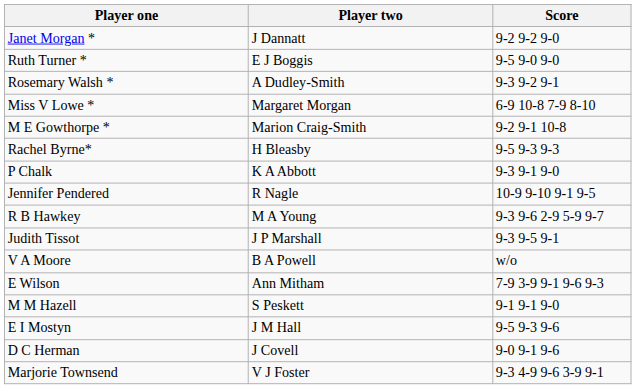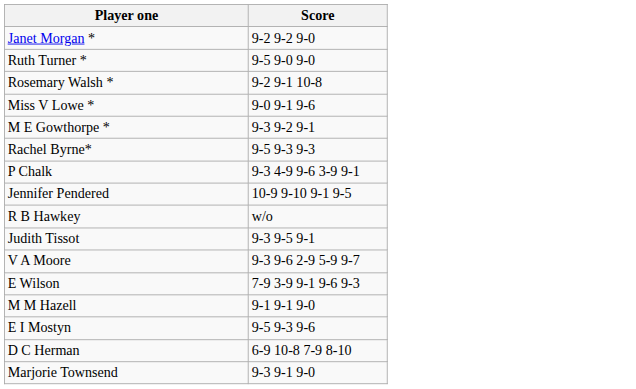- column: (371, 15)
(528, 82) 9-3 9-2 9-1 -> (287, 82) 9-2 9-1 10-8
(546, 104) 6-9 10-8 7-9 8-10 -> (283, 104) 9-0 9-1 9-6
(531, 127) 9-2 9-1 10-8 -> (283, 127) 9-3 9-2 9-1
(528, 171) 9-3 9-1 9-0 -> (306, 171) 9-3 4-9 9-6 3-9 9-1
(550, 216) 9-3 9-6 2-9 5-9 9-7 -> (262, 216) w/o
(506, 261) w/o -> (306, 261) 9-3 9-6 2-9 5-9 9-7
(528, 350) 9-0 9-1 9-6 -> (302, 350) 6-9 10-8 7-9 8-10
(550, 372) 9-3 4-9 9-6 3-9 9-1 -> (283, 372) 9-3 9-1 9-0
